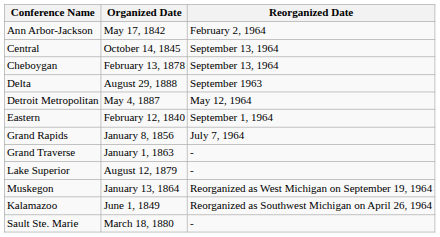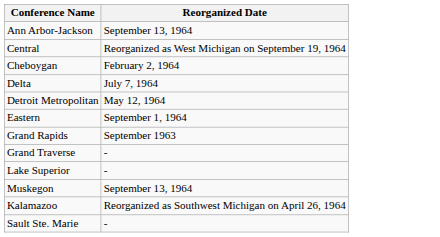- column: (144, 13)
(228, 30) February 2, 1964 -> (148, 30) September 13, 1964
(234, 48) September 13, 1964 -> (225, 48) Reorganized as West Michigan on September 19, 1964
(234, 65) September 13, 1964 -> (142, 65) February 2, 1964
(226, 83) September 1963 -> (131, 83) July 7, 1964
(217, 135) July 7, 1964 -> (140, 135) September 1963
(311, 188) Reorganized as West Michigan on September 19, 1964 -> (148, 188) September 13, 1964
